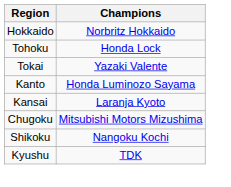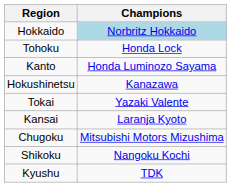(131, 31) no background -> (152, 31) lightblue background
rows swapped: (30, 84) <-> (30, 66)
+ row: (41, 84)
